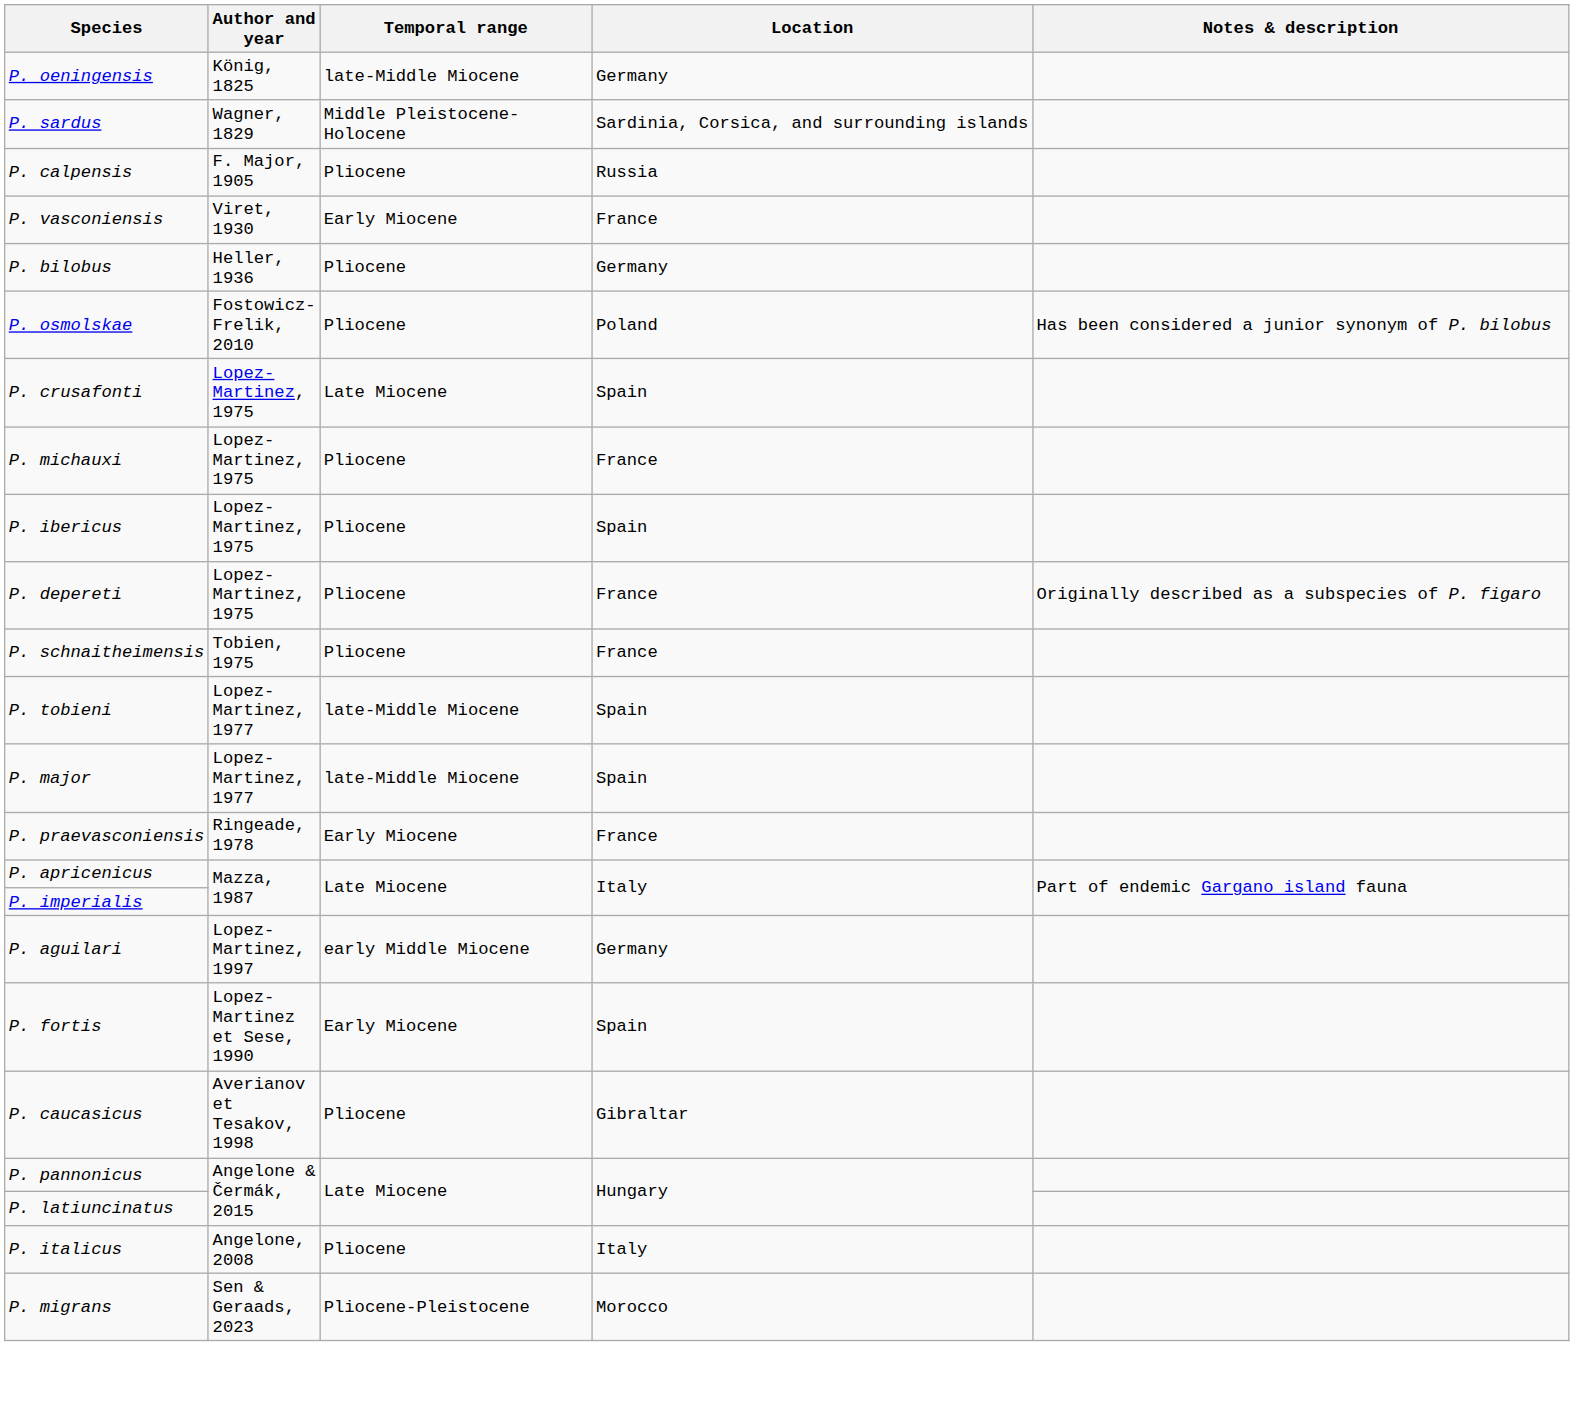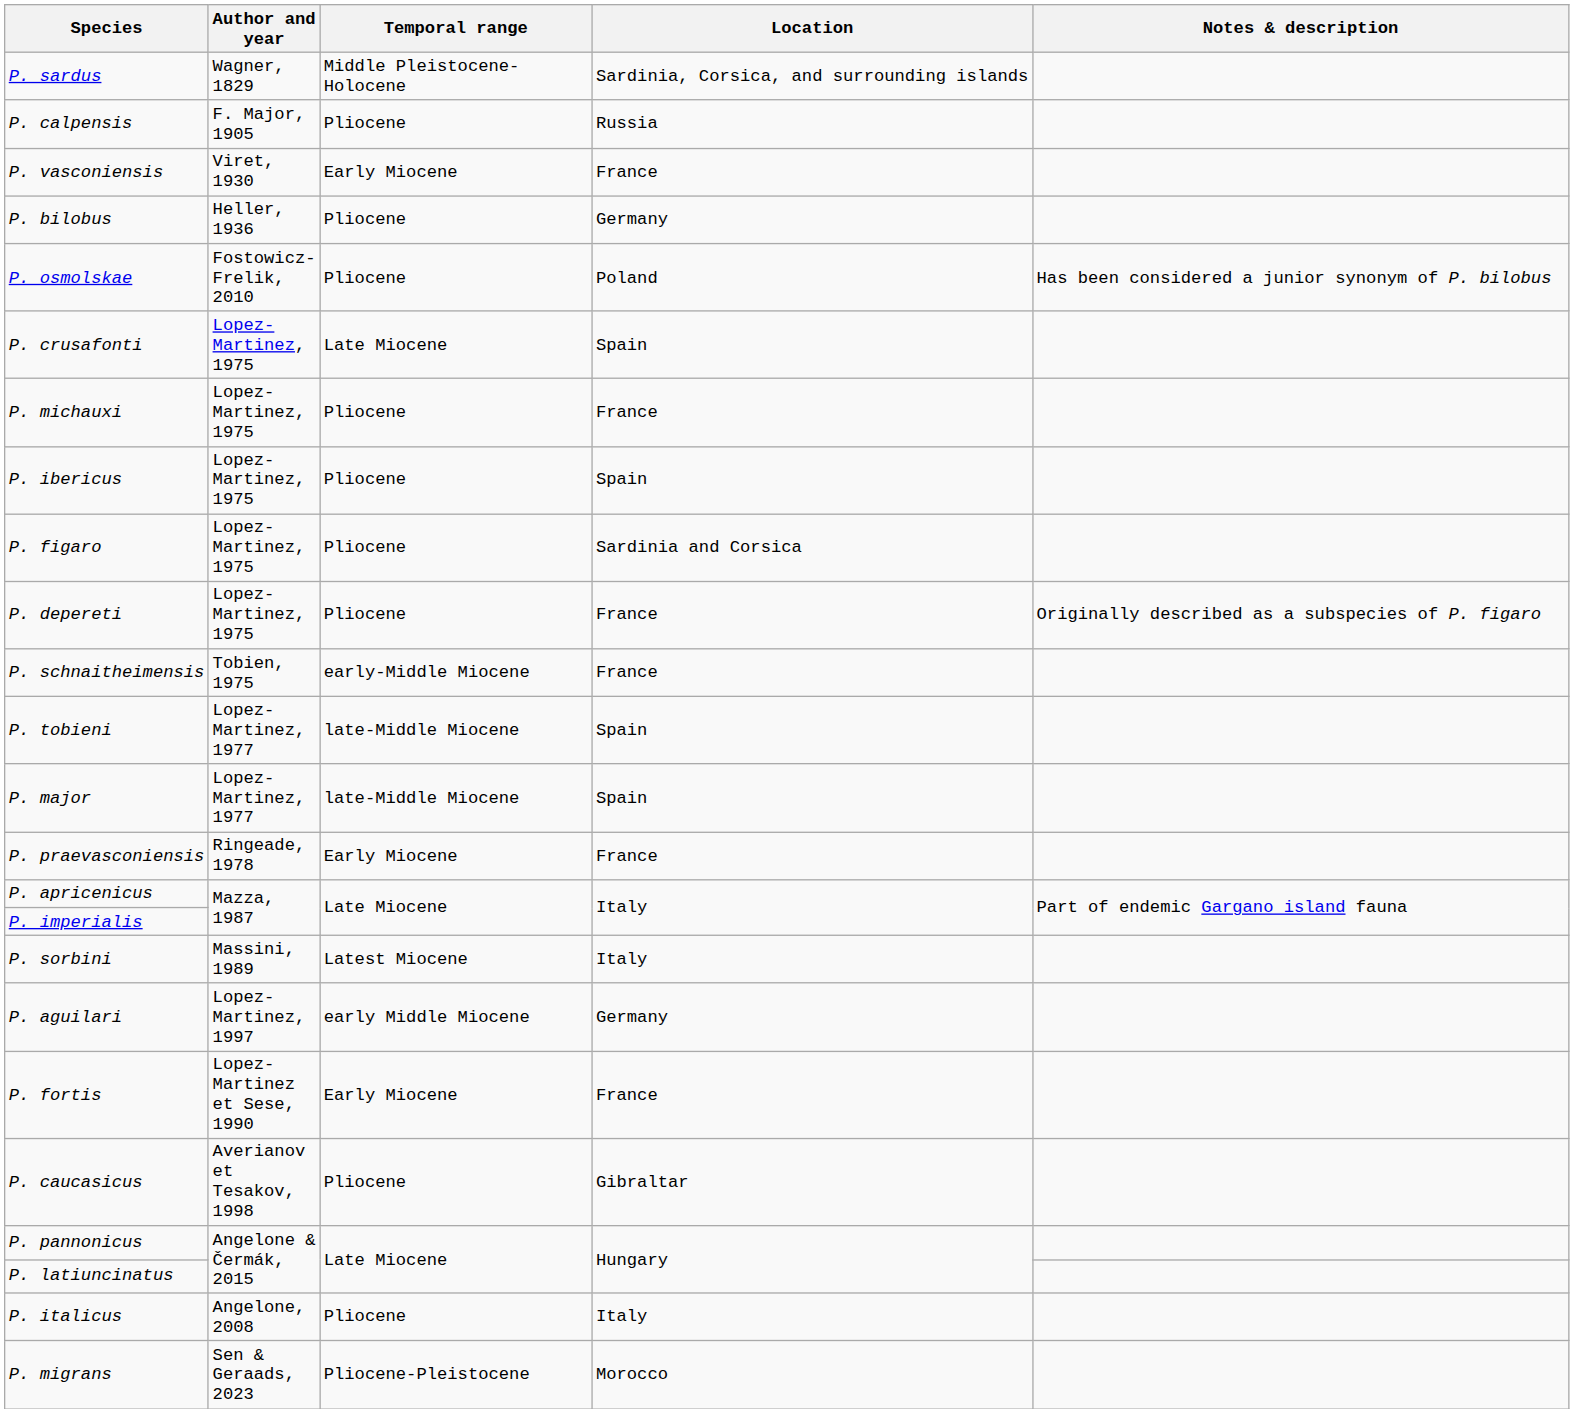- row: (81, 76)
+ row: (55, 548)
(365, 653) Pliocene -> (427, 673) early-Middle Miocene
+ row: (60, 959)
(622, 1027) Spain -> (627, 1095) France
